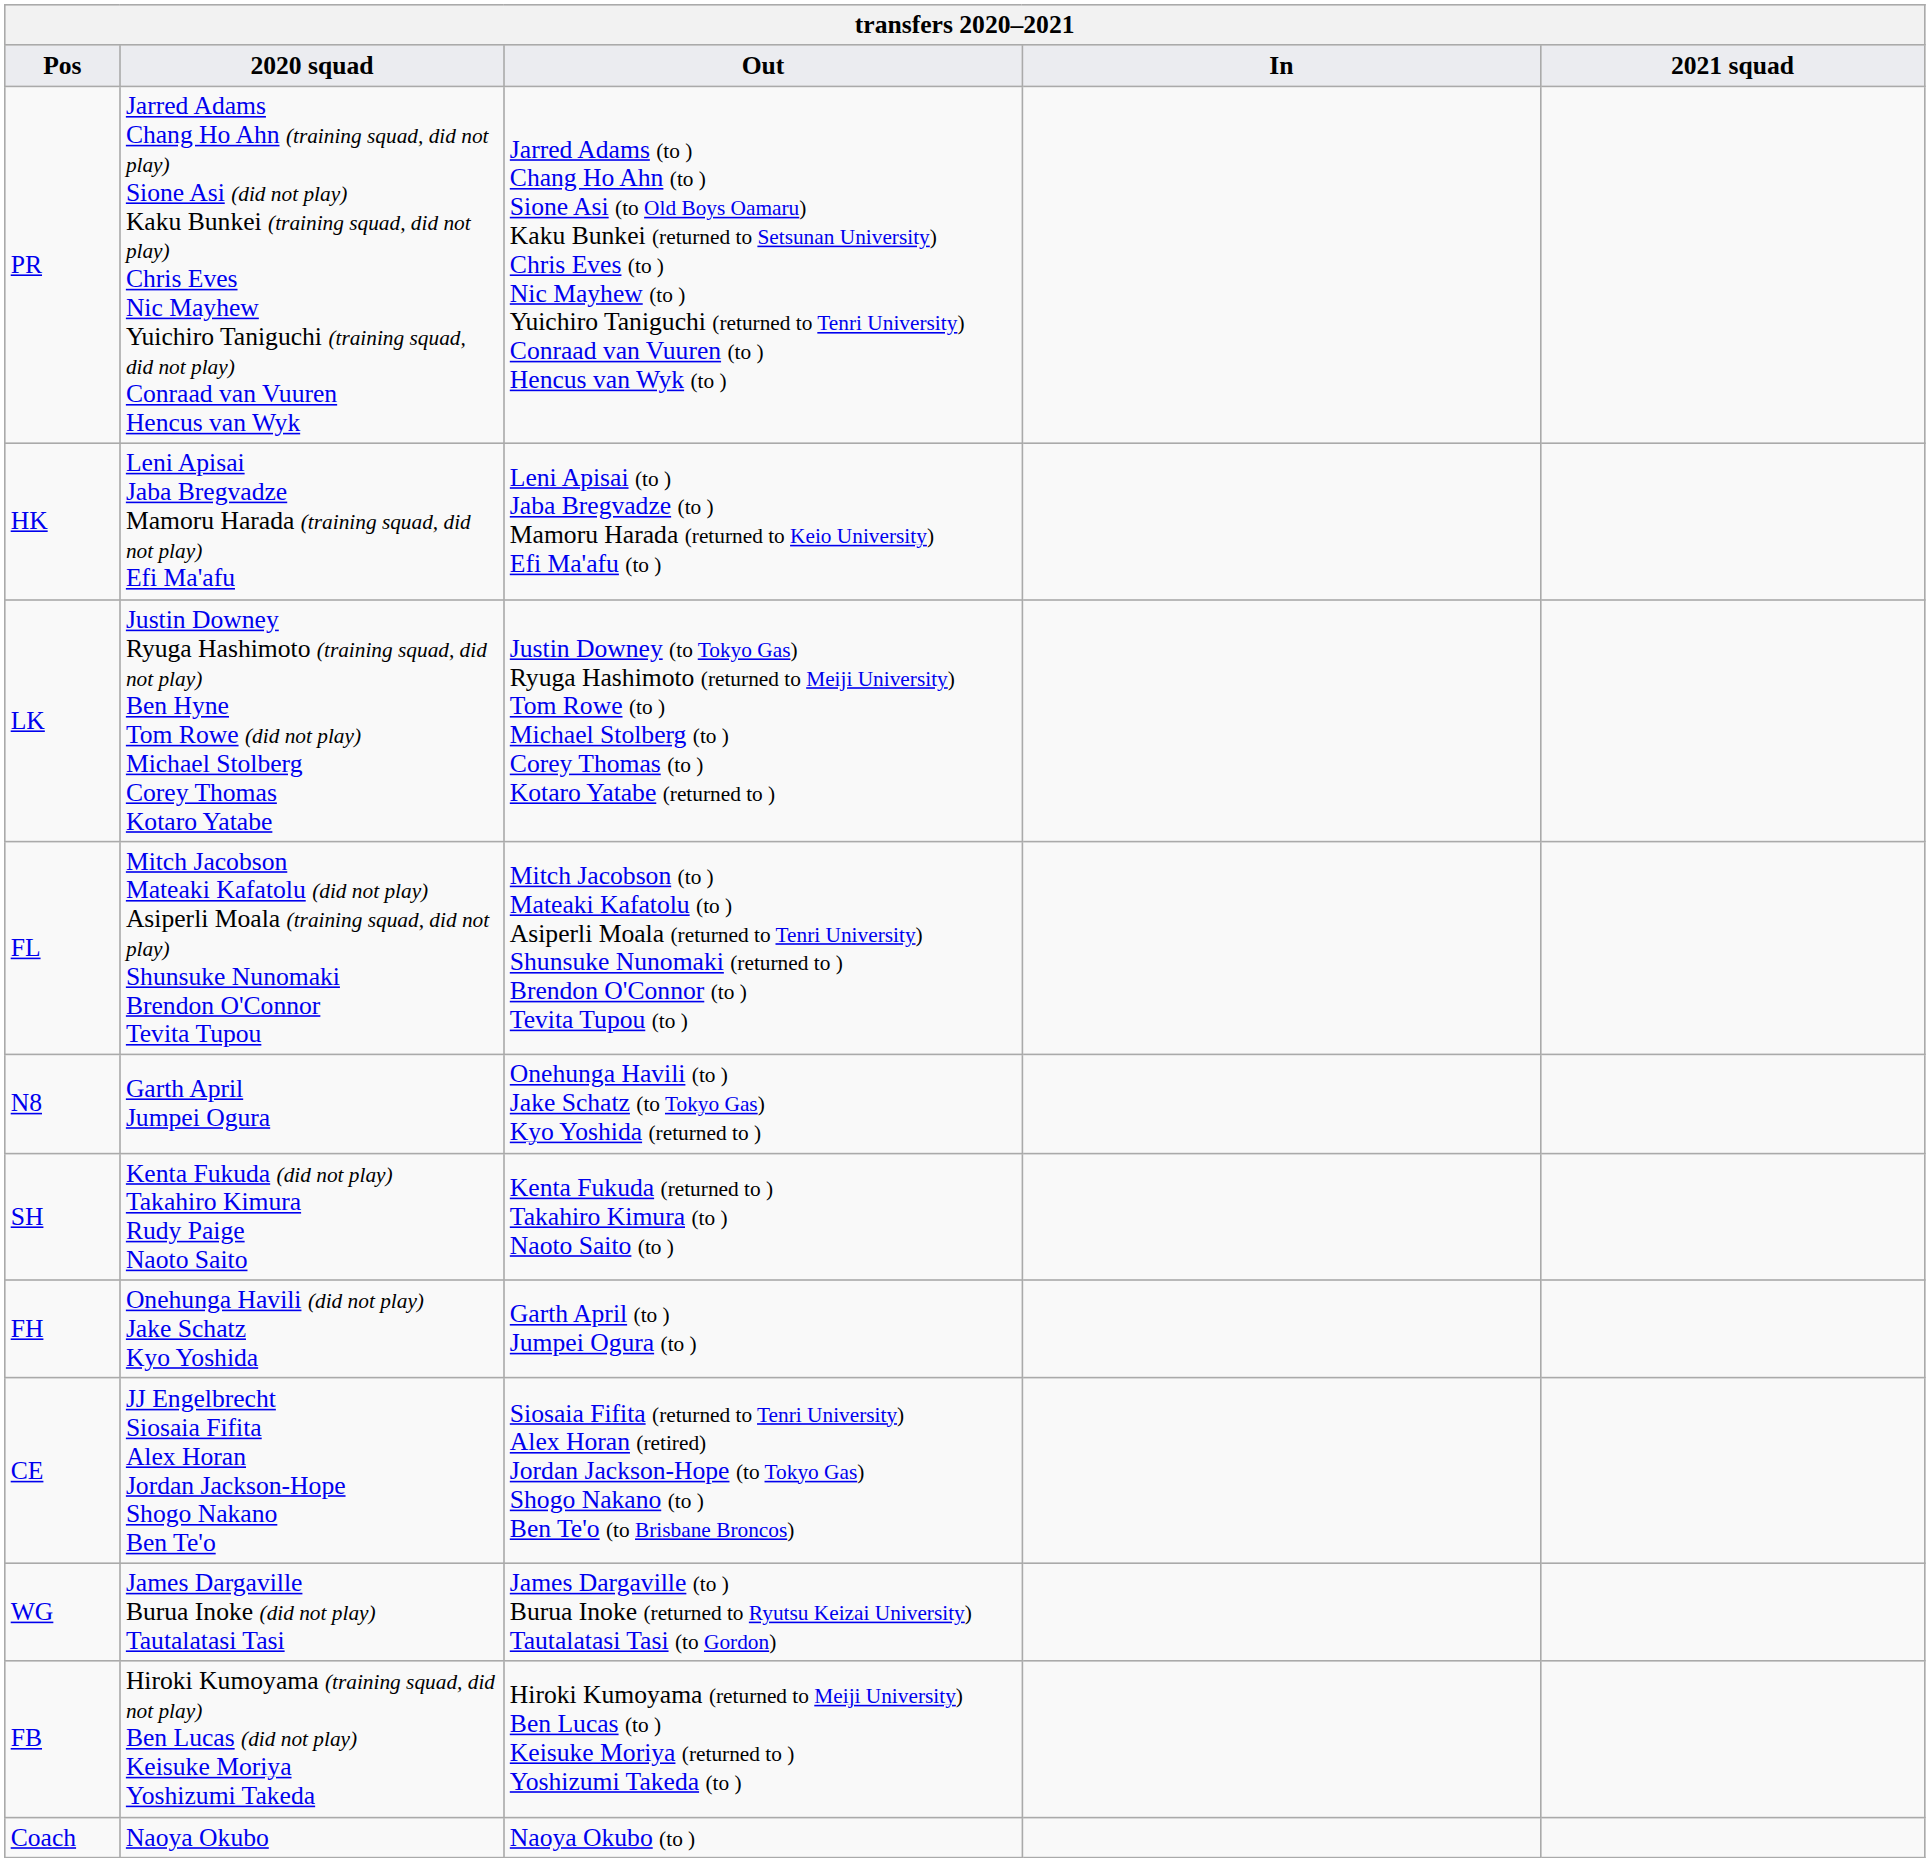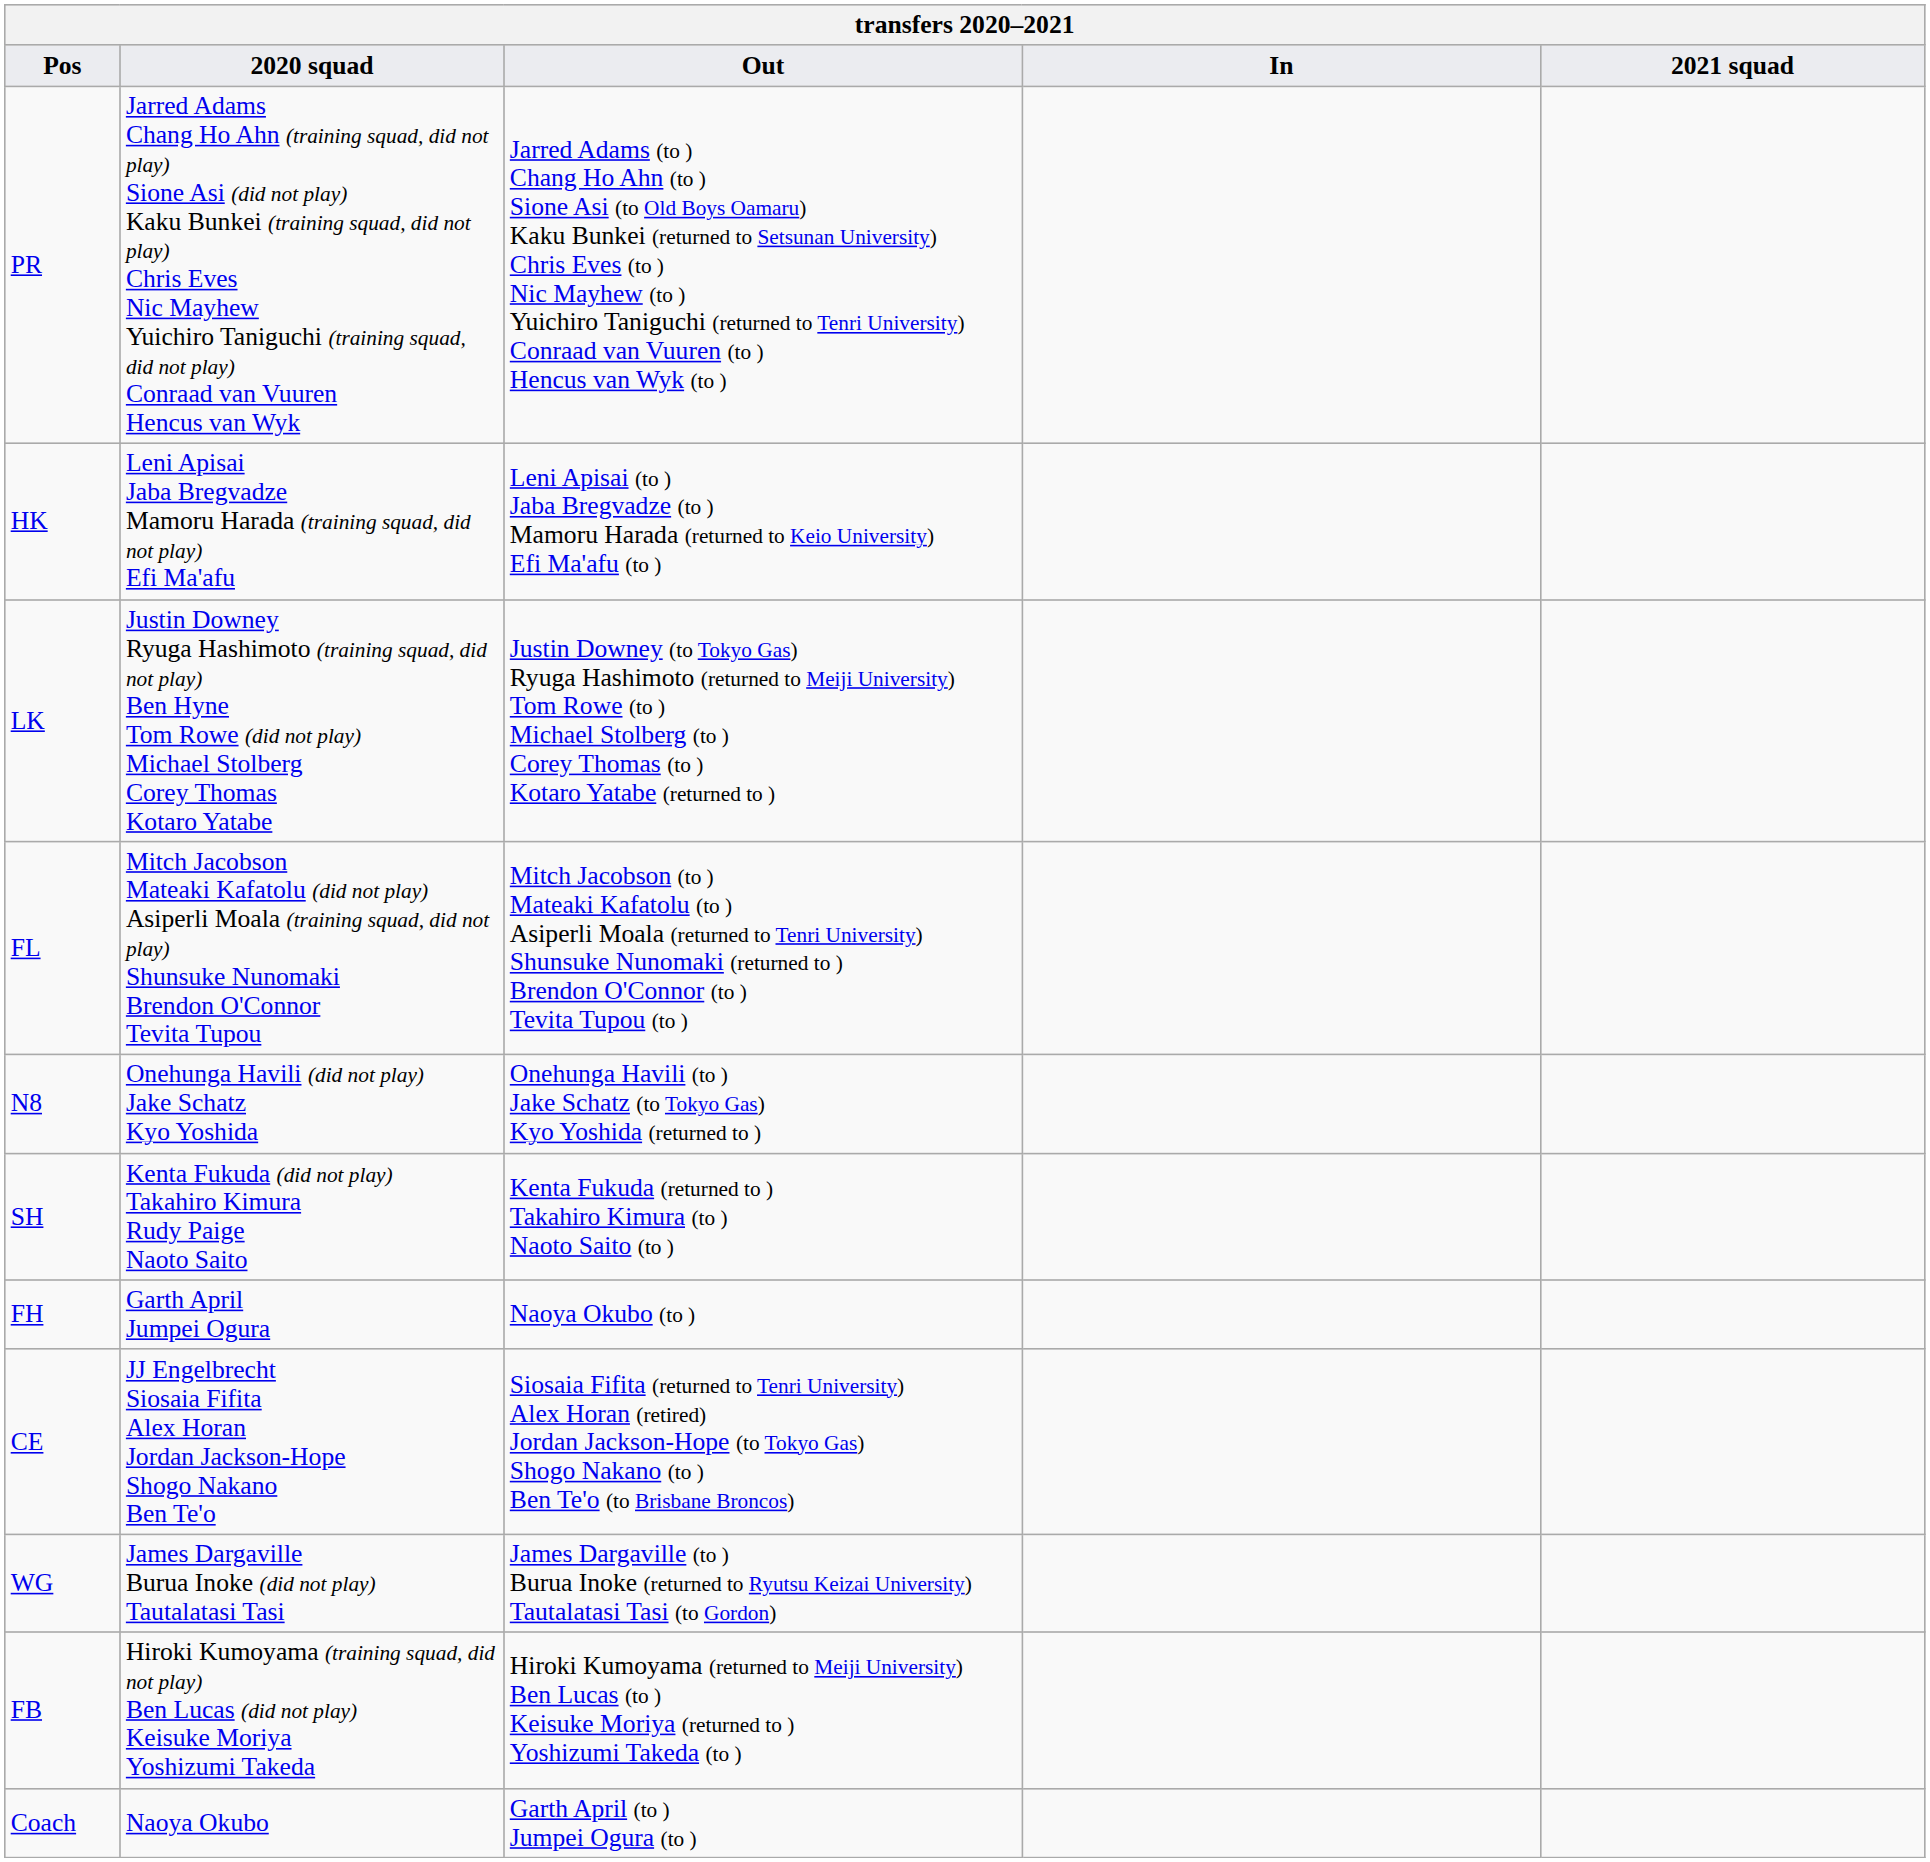(198, 1103) Garth April Jumpei Ogura -> (275, 1103) Onehunga Havili (did not play) Jake Schatz Kyo Yoshida
(275, 1328) Onehunga Havili (did not play) Jake Schatz Kyo Yoshida -> (198, 1314) Garth April Jumpei Ogura
(603, 1328) Garth April (to ) Jumpei Ogura (to ) -> (603, 1314) Naoya Okubo (to )
(603, 1836) Naoya Okubo (to ) -> (603, 1822) Garth April (to ) Jumpei Ogura (to )
